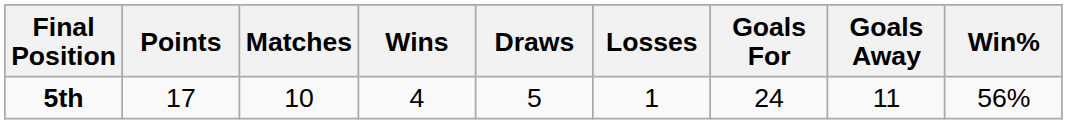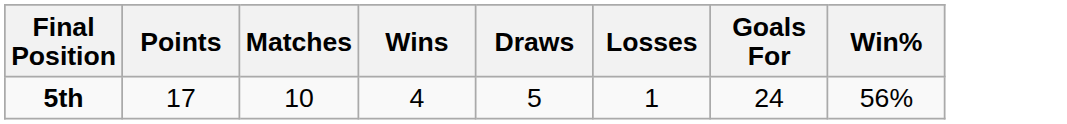- column: (886, 41)
